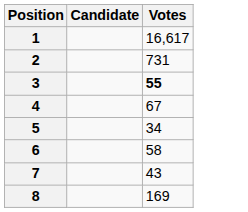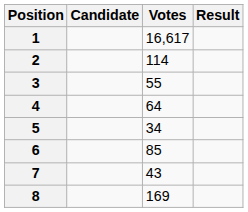+ column: (218, 15)
(158, 60) 731 -> (157, 60) 114
(154, 83) bold -> (154, 83) normal
(154, 106) 67 -> (154, 106) 64
(154, 151) 58 -> (154, 151) 85
